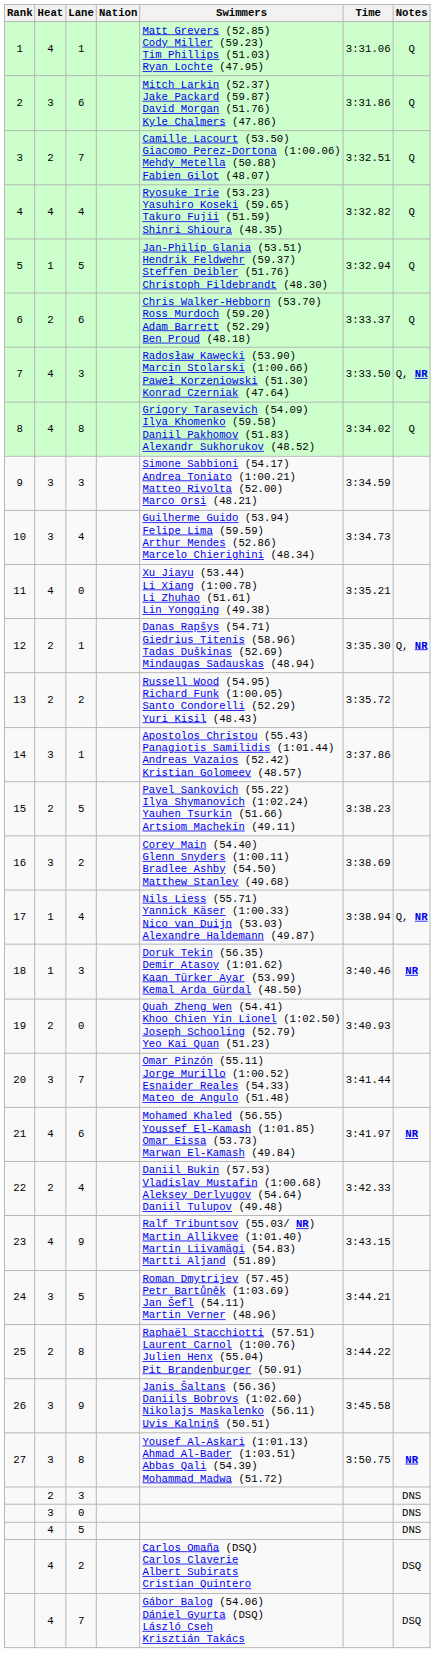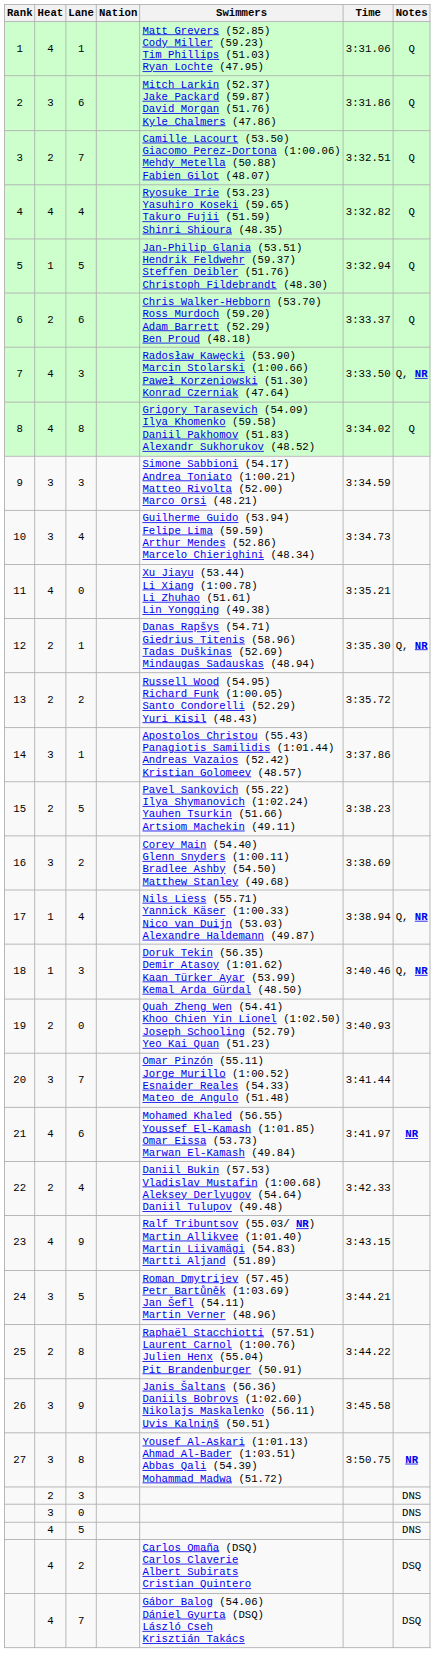(412, 972) NR -> (412, 972) Q, NR
